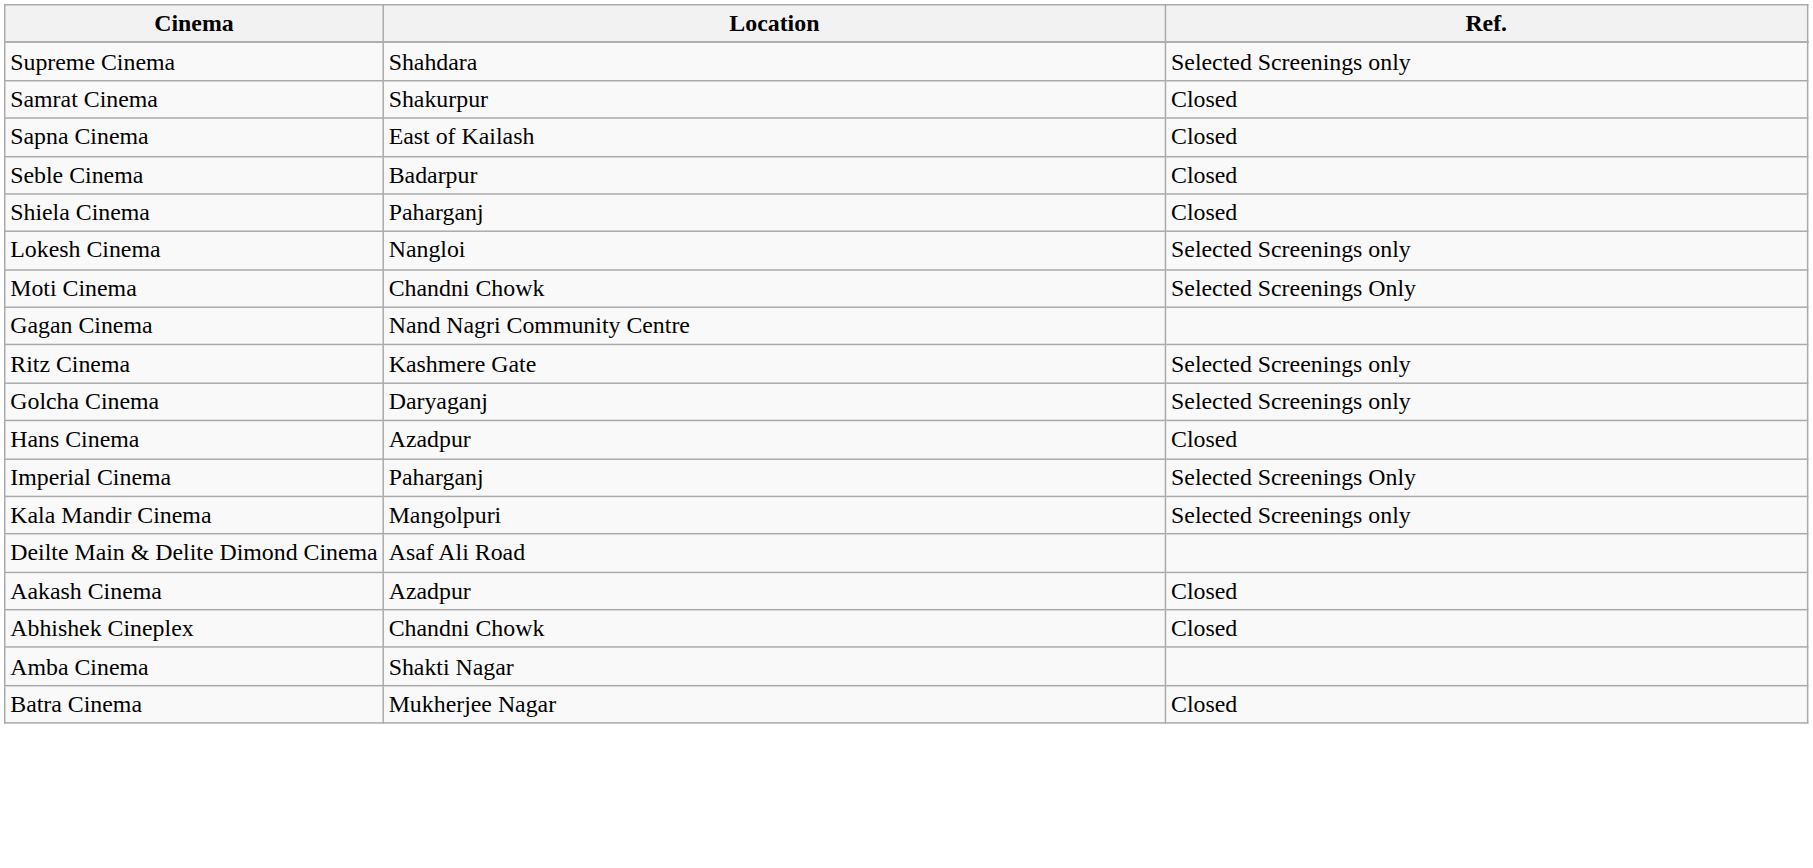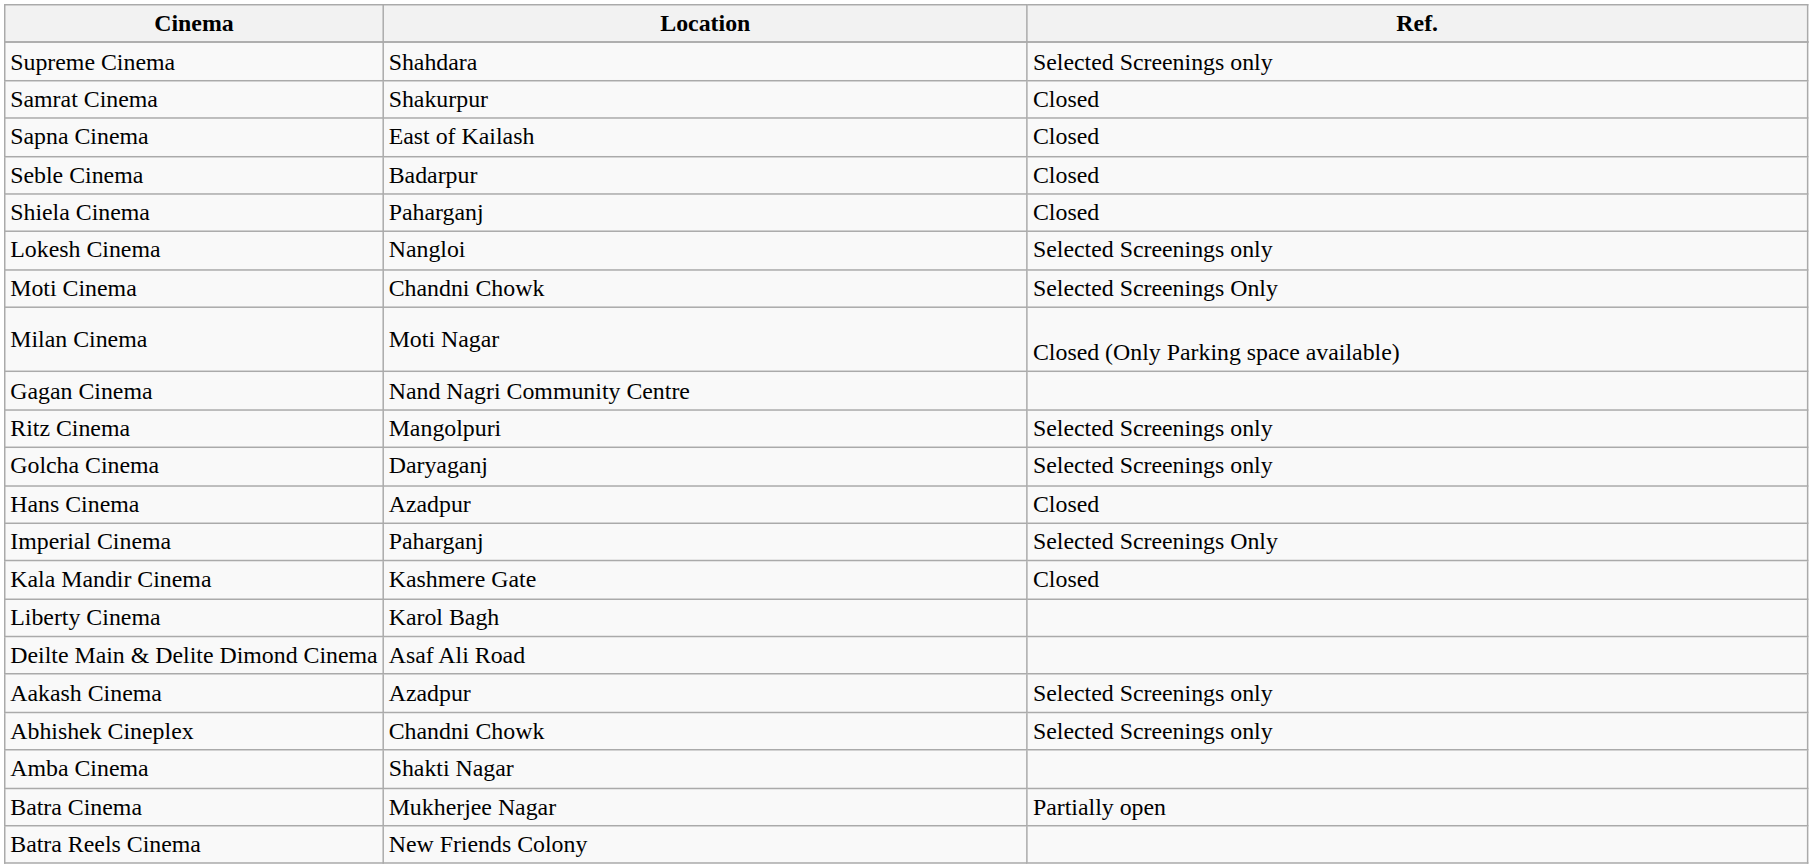+ row: (79, 339)
(462, 363) Kashmere Gate -> (445, 428) Mangolpuri
(445, 514) Mangolpuri -> (462, 579) Kashmere Gate
(1291, 514) Selected Screenings only -> (1066, 579) Closed
+ row: (85, 617)
(1204, 590) Closed -> (1153, 692) Selected Screenings only
(1204, 628) Closed -> (1153, 730) Selected Screenings only
(1204, 703) Closed -> (1099, 806) Partially open
+ row: (106, 844)
